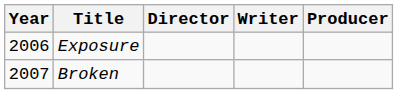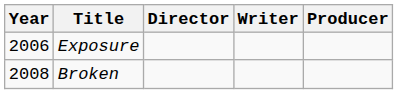(29, 74) 2007 -> (29, 74) 2008
